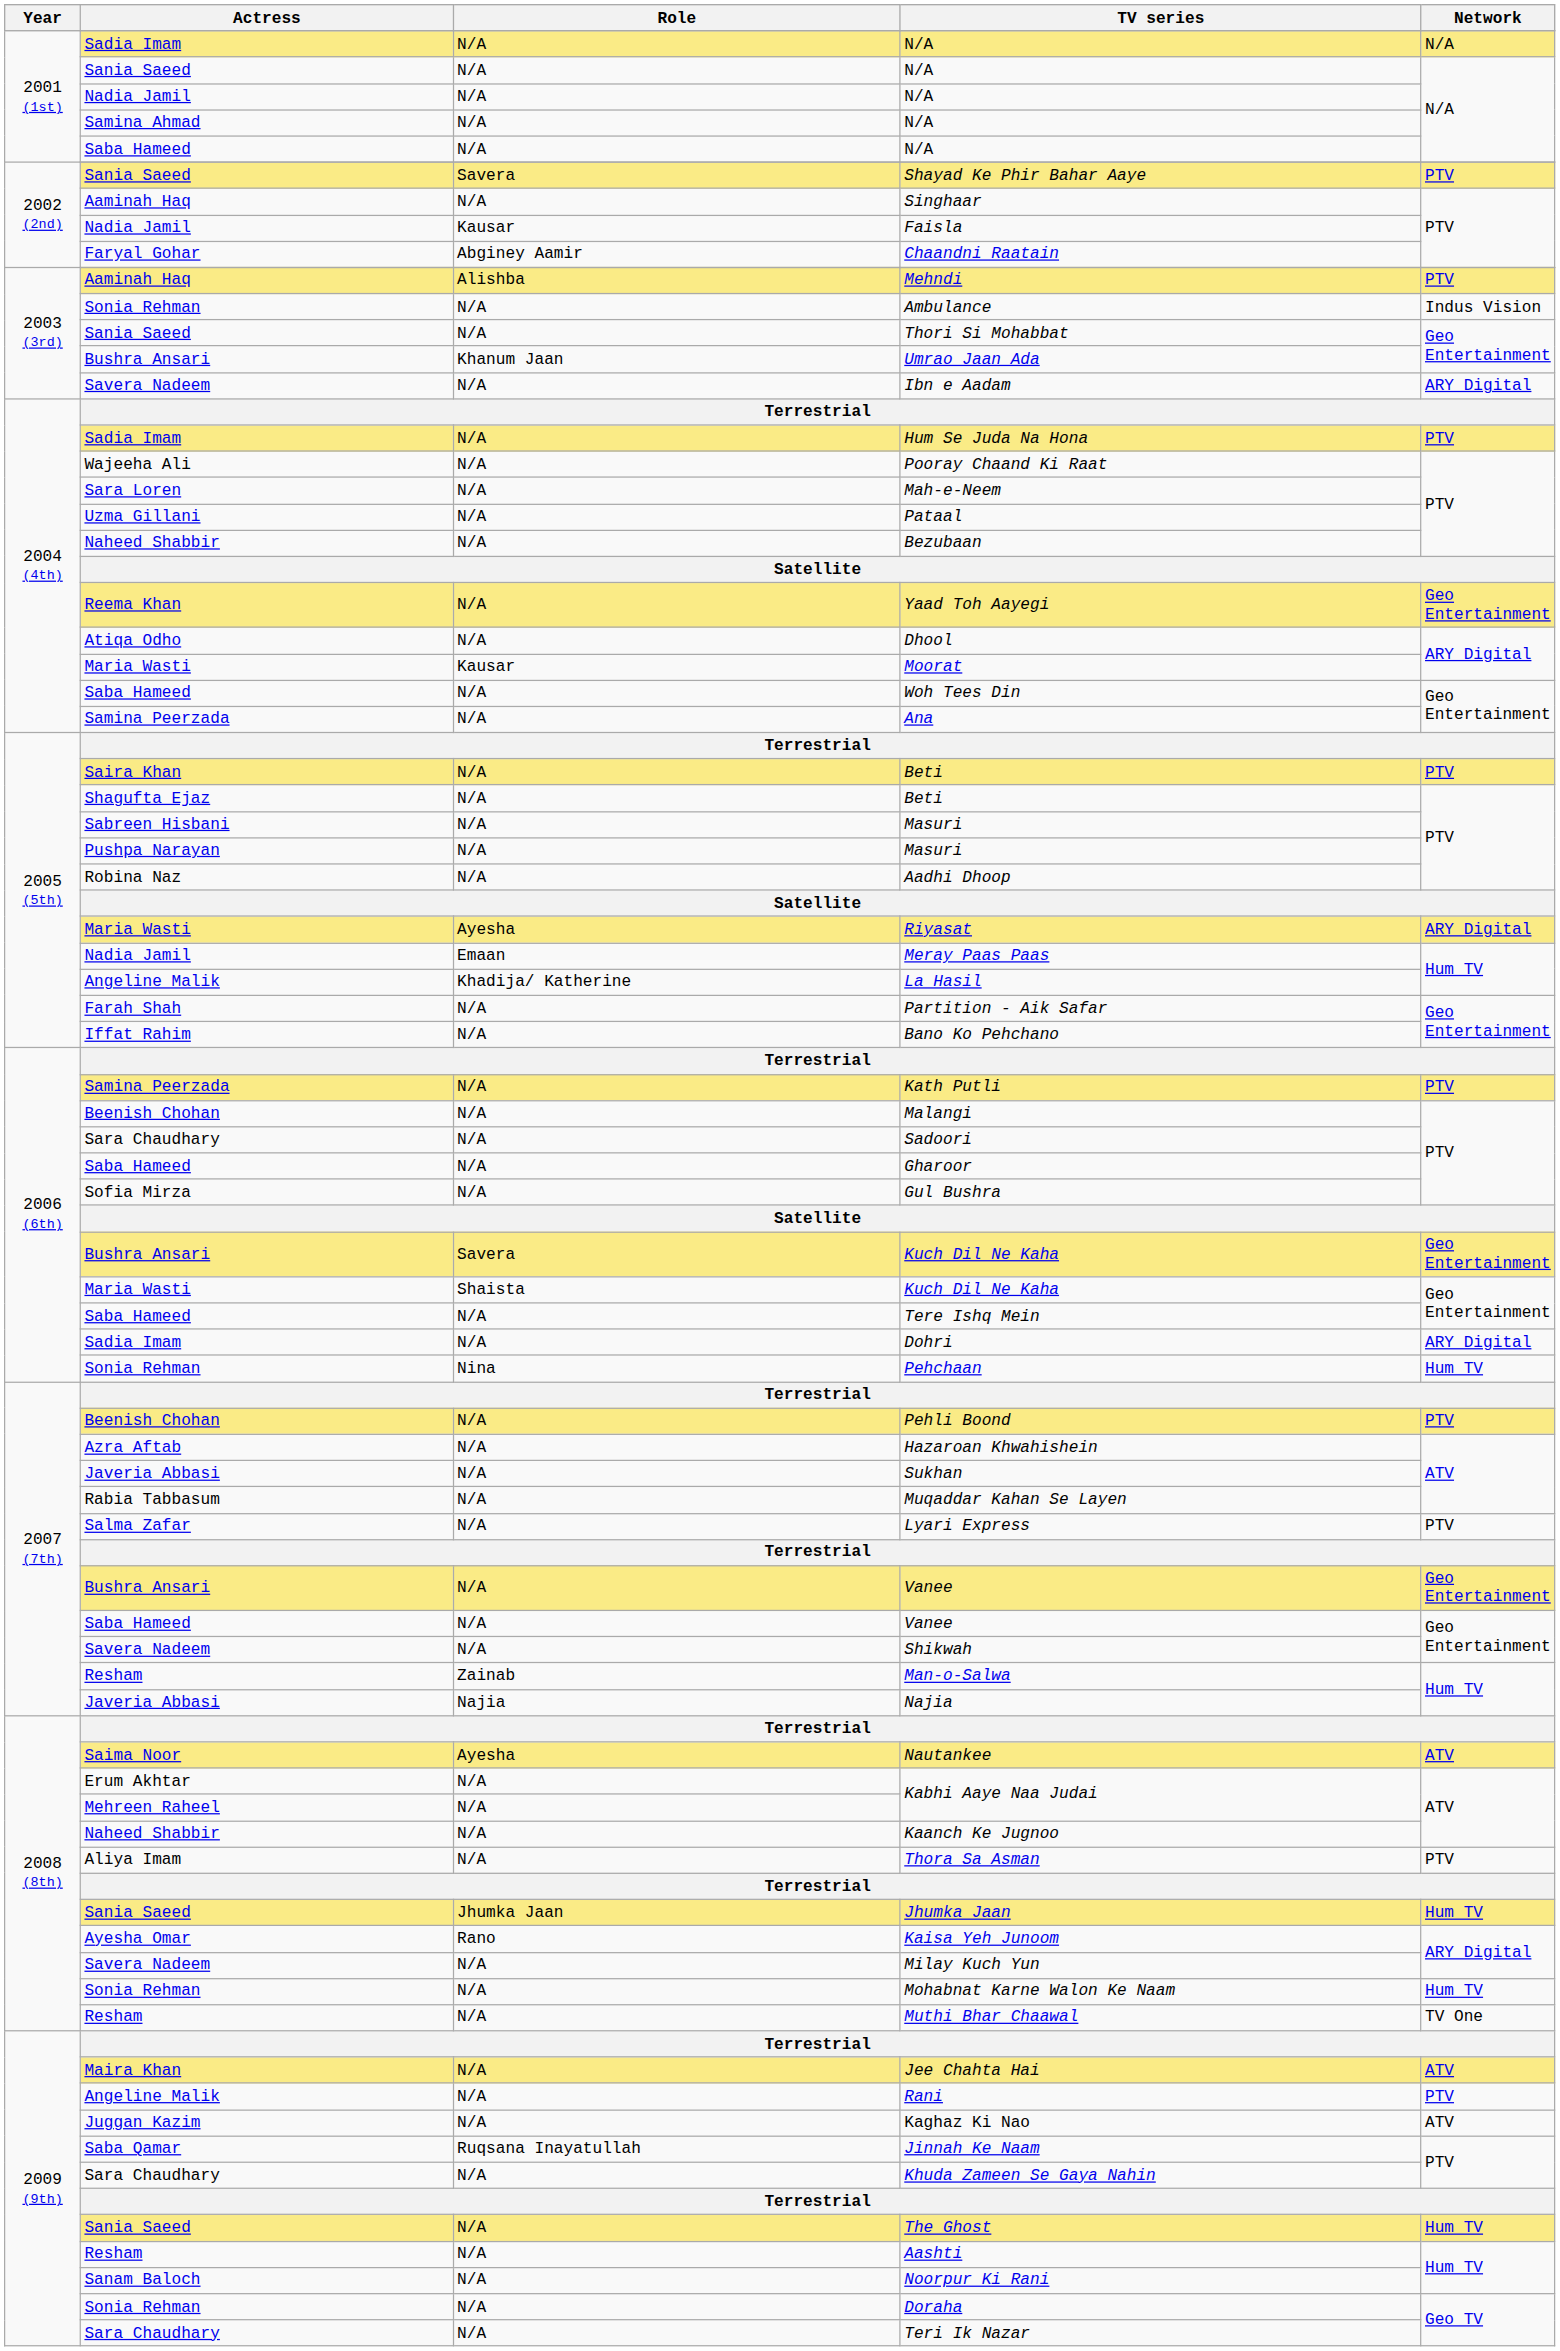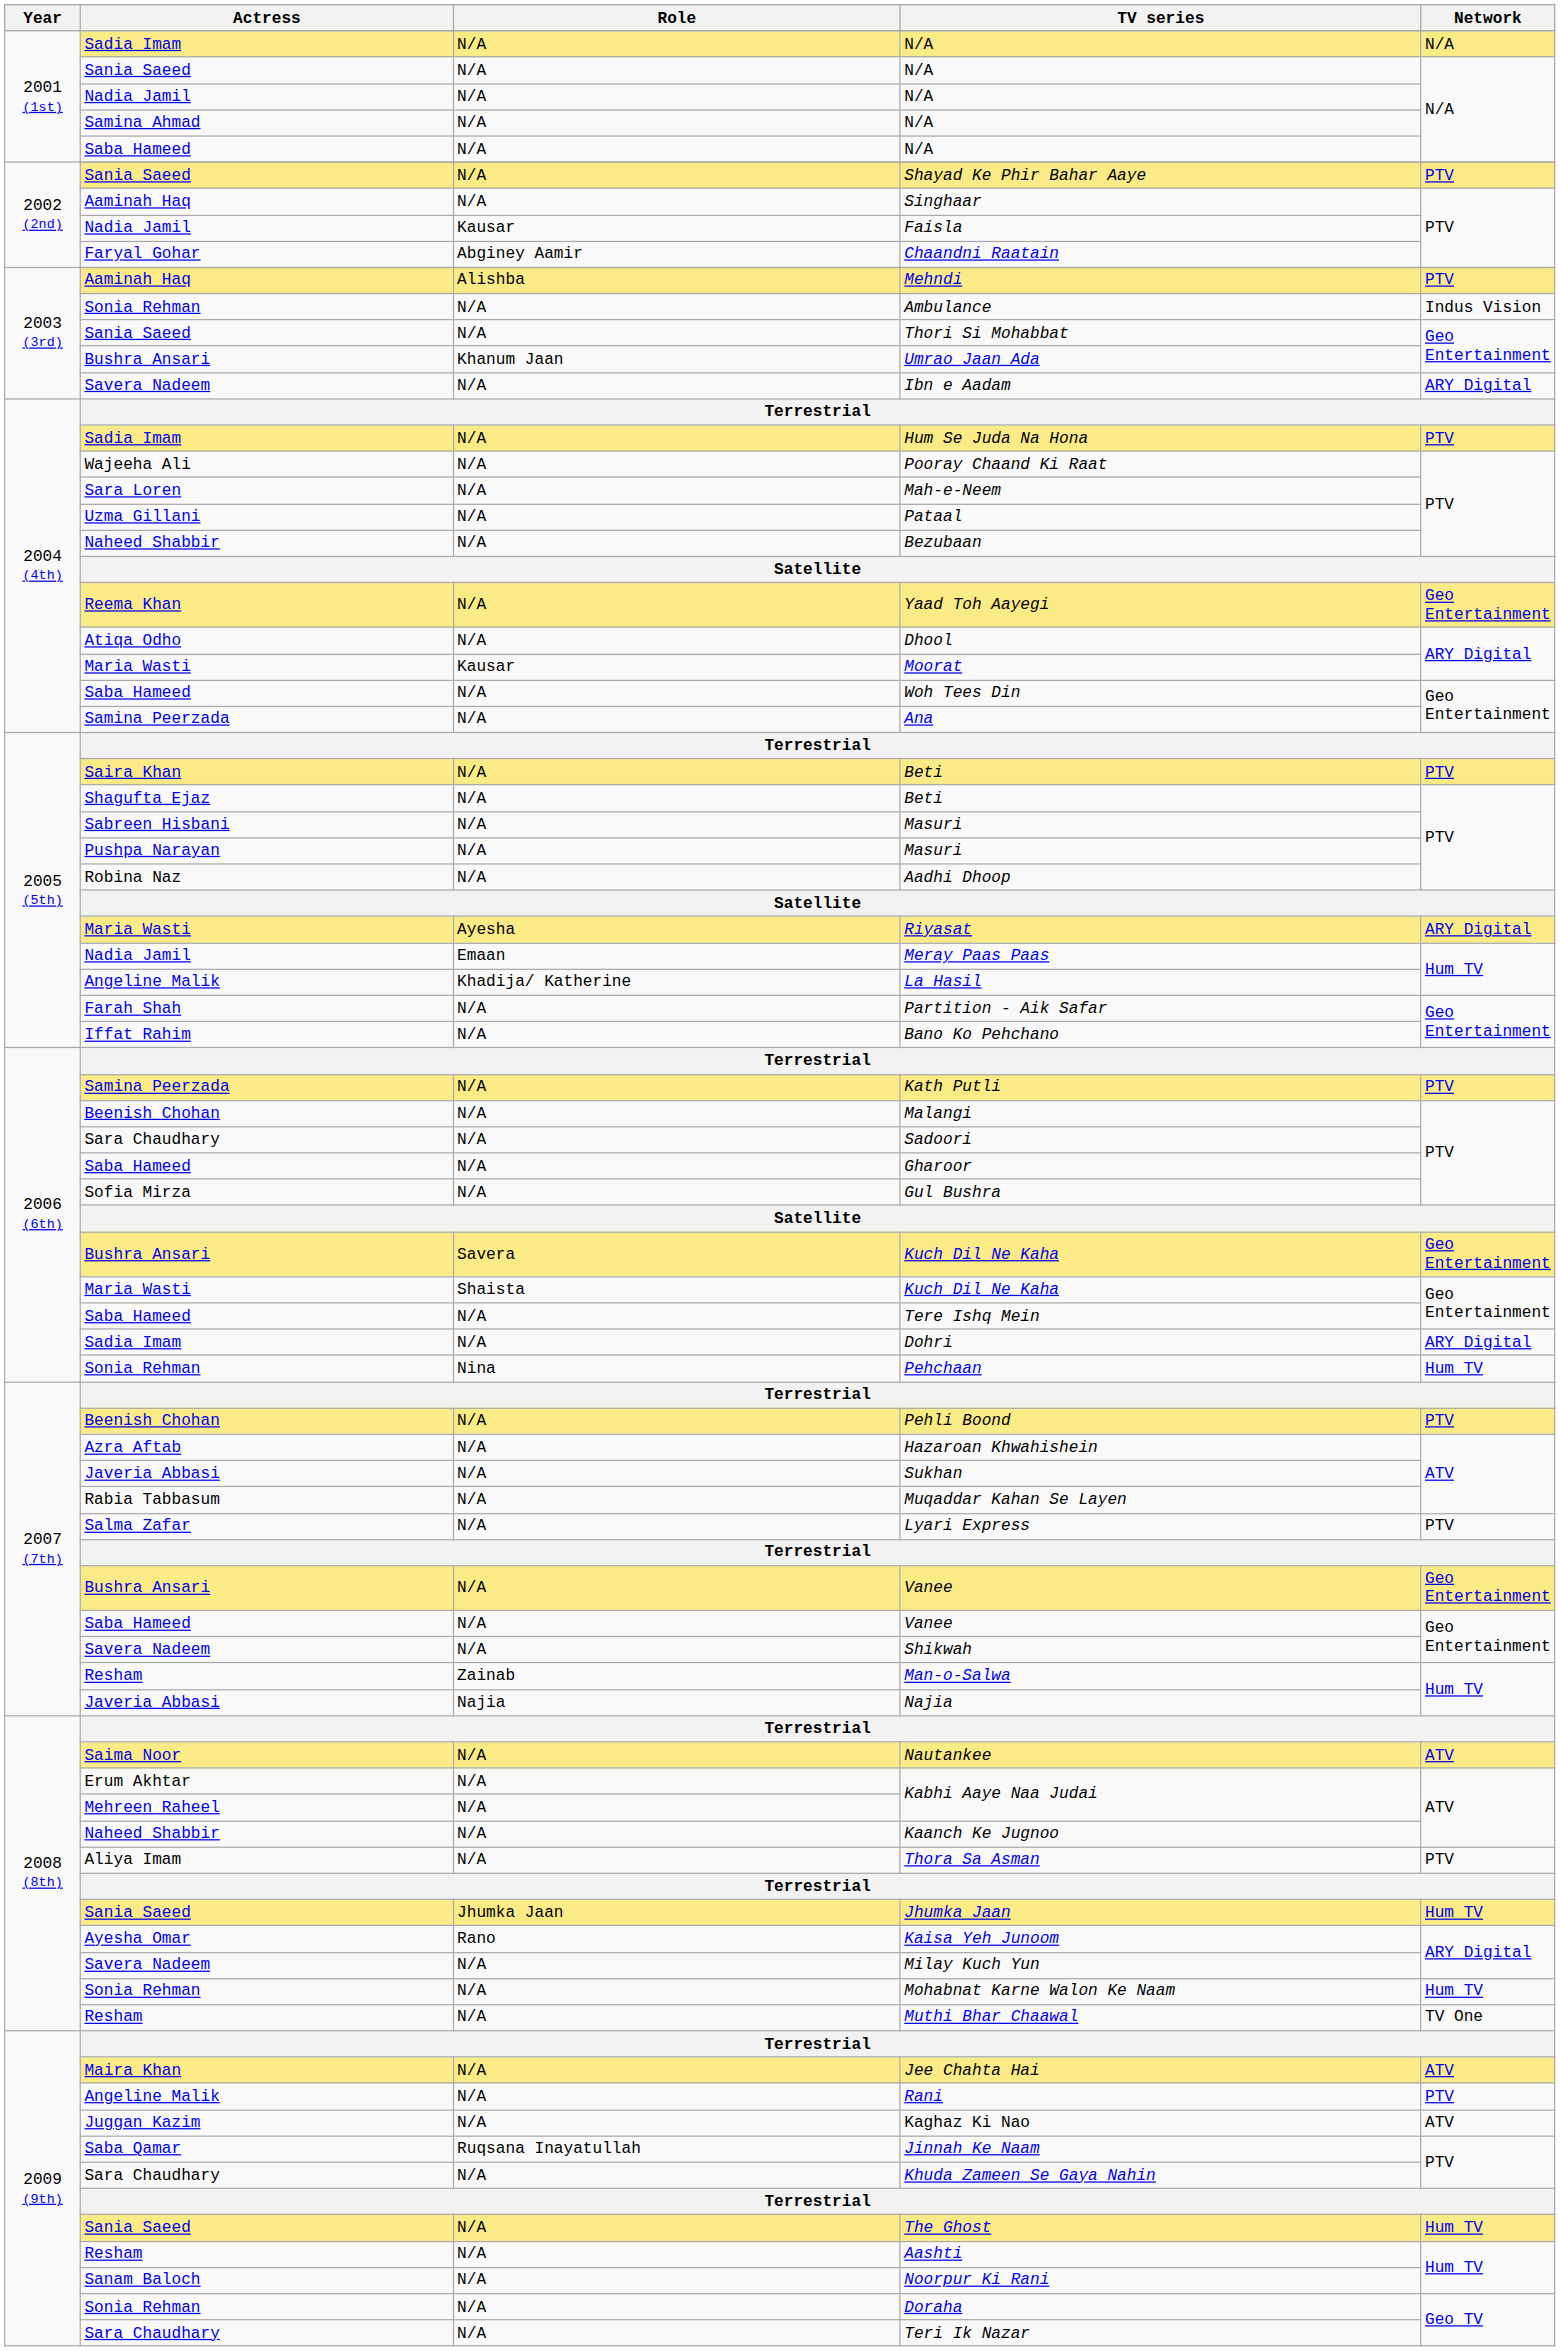(486, 175) Savera -> (472, 175) N/A
(486, 1755) Ayesha -> (472, 1755) N/A
